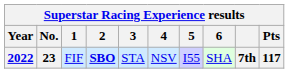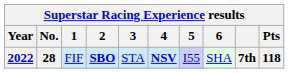(49, 57) 23 -> (49, 57) 28
(164, 57) normal -> (164, 57) bold
(271, 57) 117 -> (271, 57) 118
